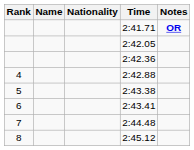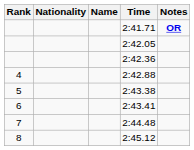columns swapped: (49, 12) <-> (92, 12)
